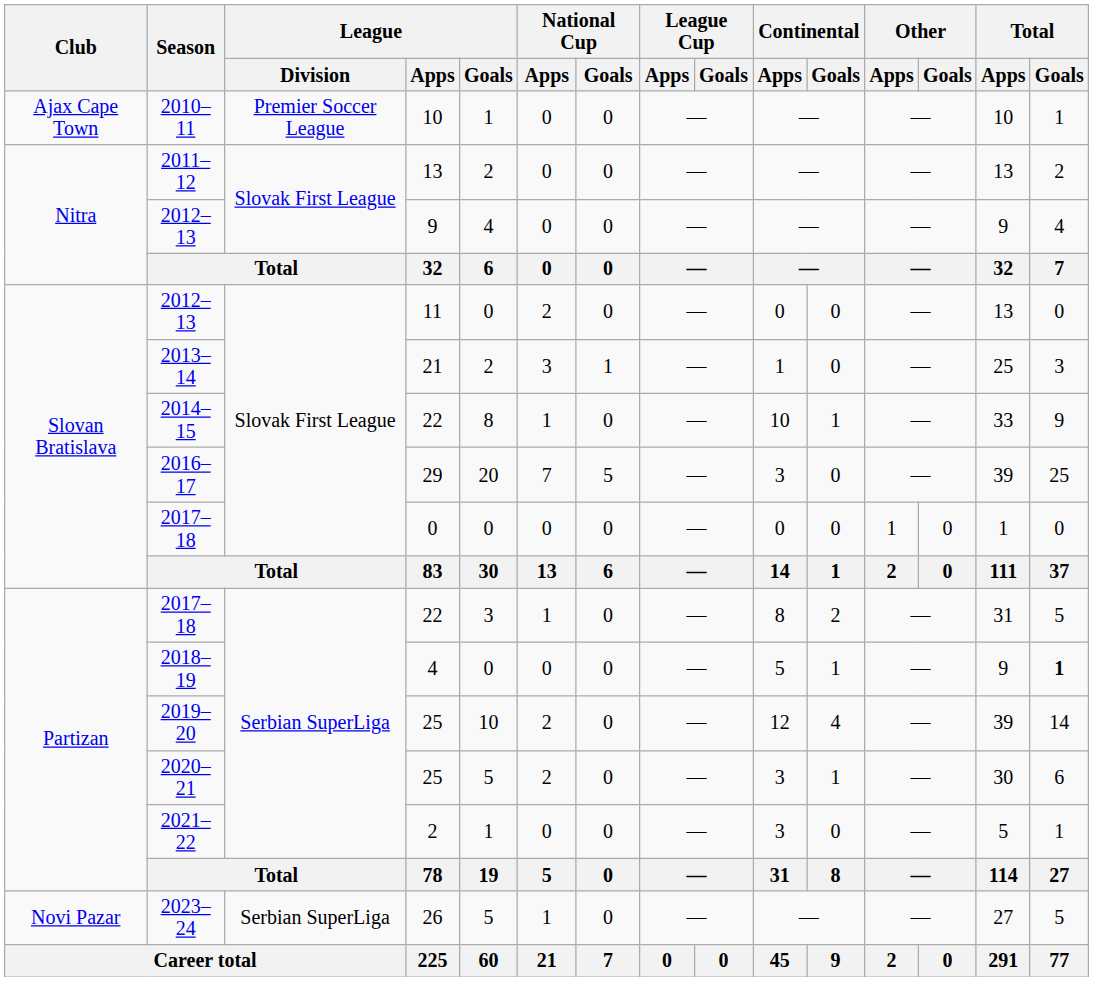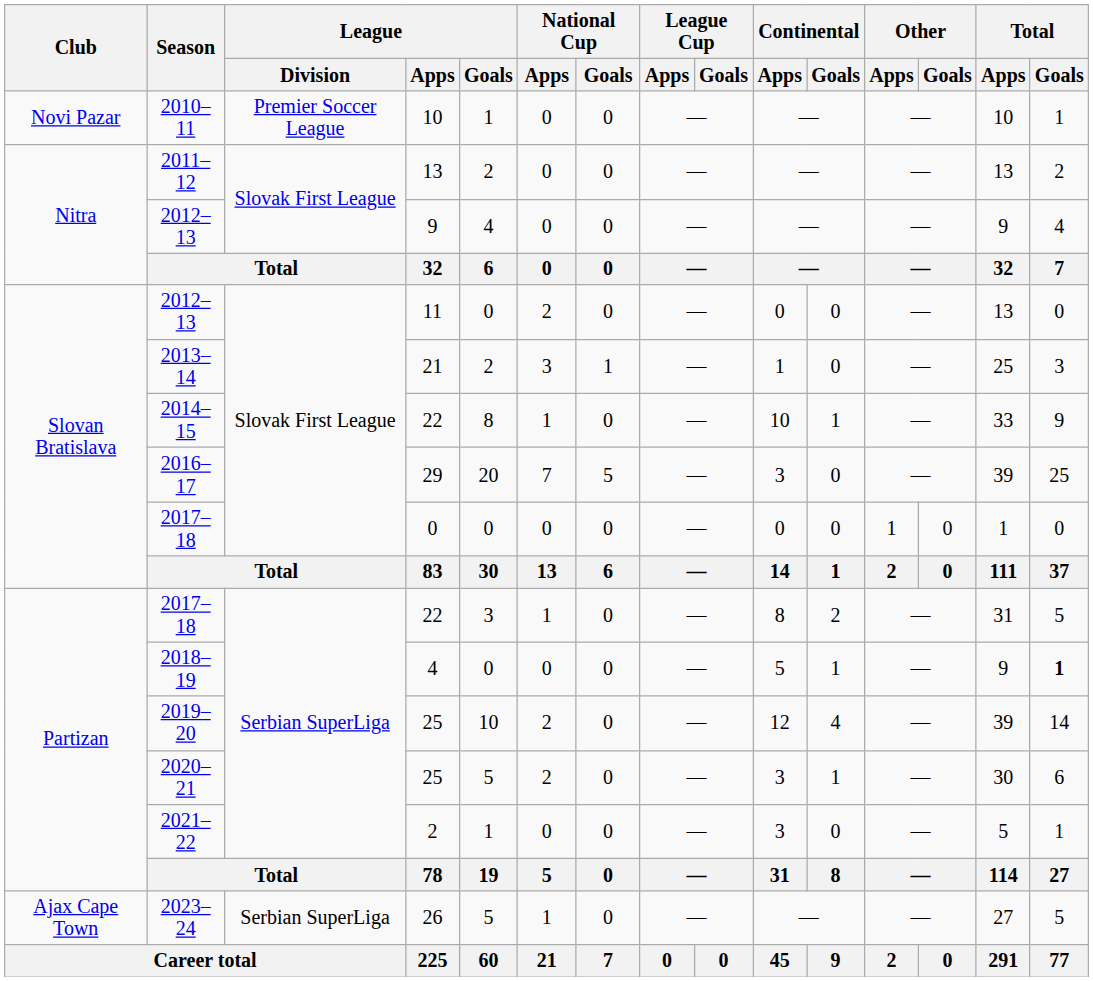(76, 117) Ajax Cape Town -> (76, 117) Novi Pazar
(76, 917) Novi Pazar -> (76, 917) Ajax Cape Town
